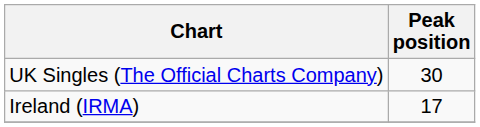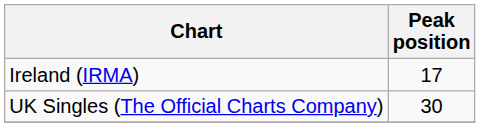rows swapped: (74, 106) <-> (196, 74)
